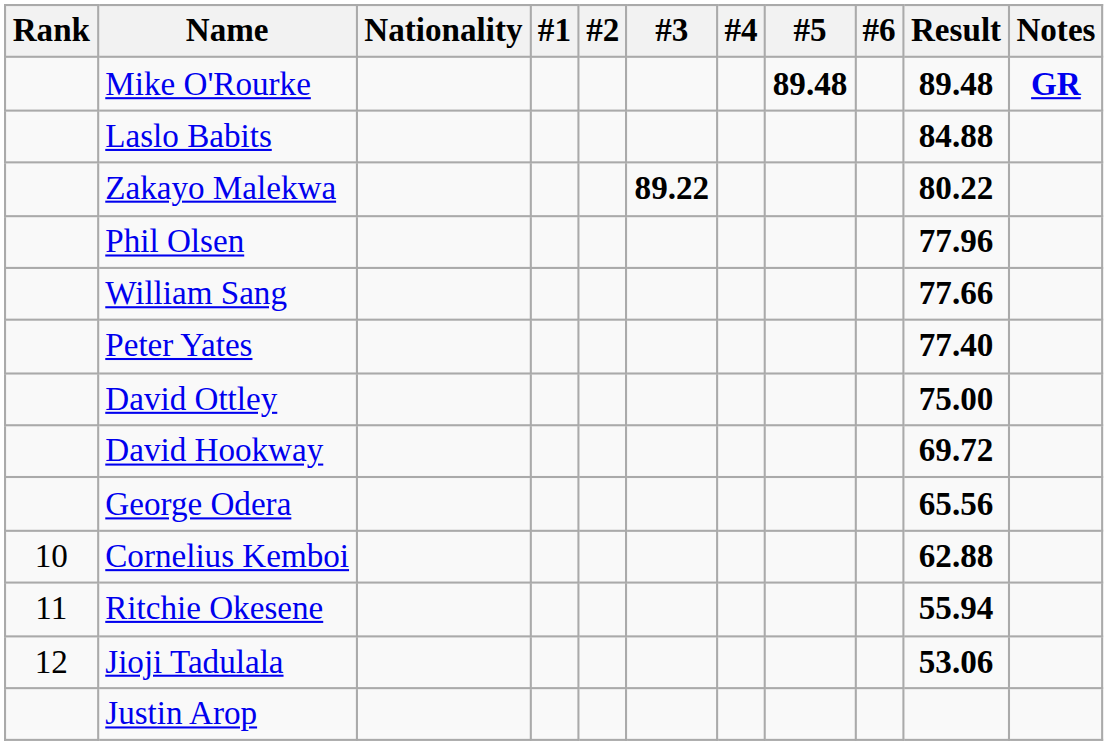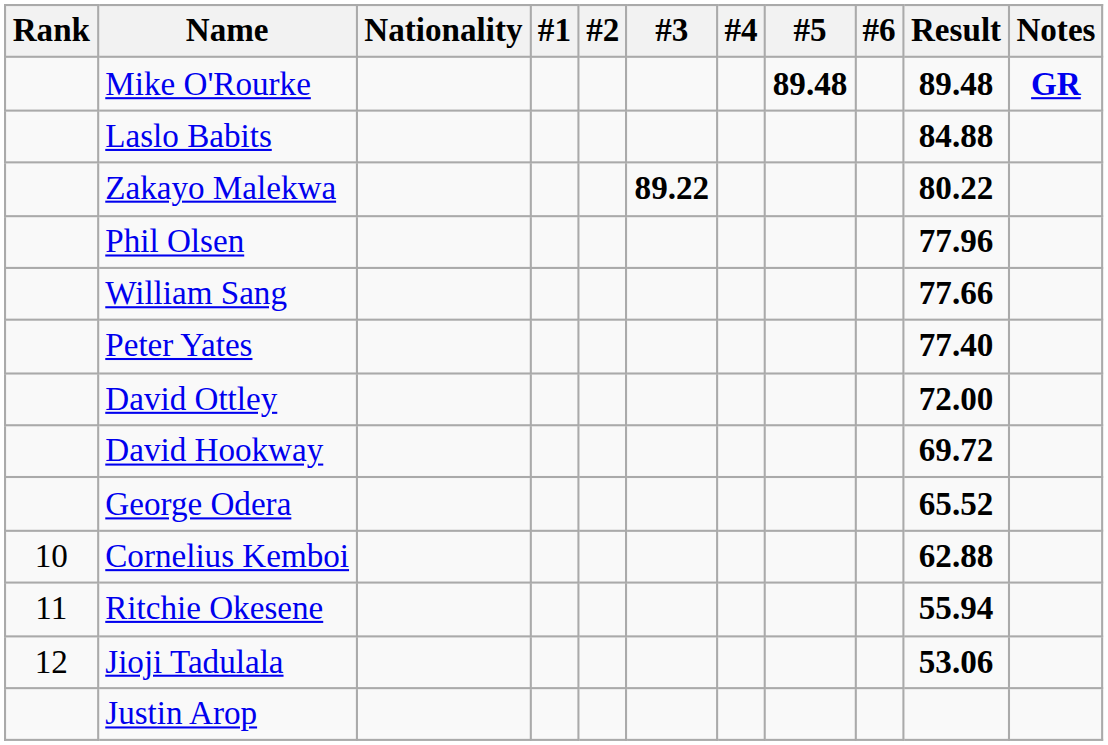(956, 398) 75.00 -> (956, 398) 72.00
(956, 503) 65.56 -> (956, 503) 65.52
